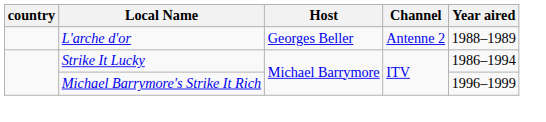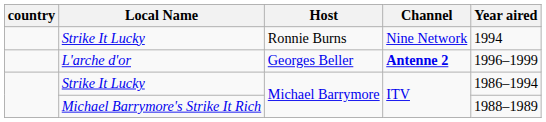+ row: (103, 38)
(416, 38) normal -> (417, 60) bold
(484, 38) 1988–1989 -> (506, 60) 1996–1999
(484, 83) 1996–1999 -> (506, 106) 1988–1989
